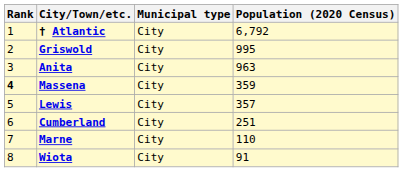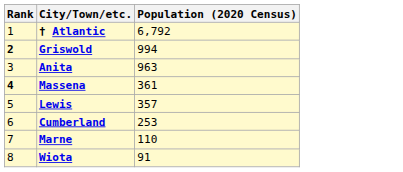- column: (184, 13)
(10, 49) normal -> (10, 49) bold
(246, 49) 995 -> (147, 49) 994
(246, 85) 359 -> (147, 85) 361
(246, 121) 251 -> (147, 121) 253
